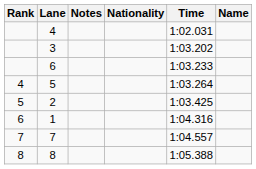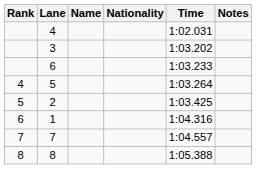columns swapped: (233, 13) <-> (86, 13)
